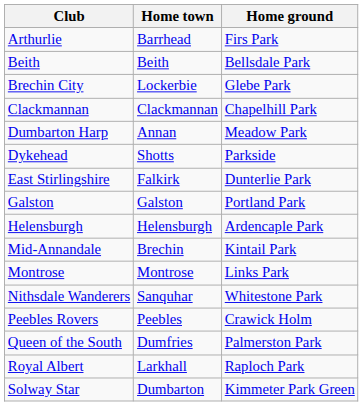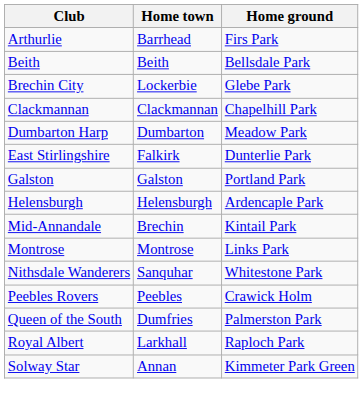(157, 132) Annan -> (171, 132) Dumbarton
- row: (38, 156)
(171, 389) Dumbarton -> (157, 366) Annan
